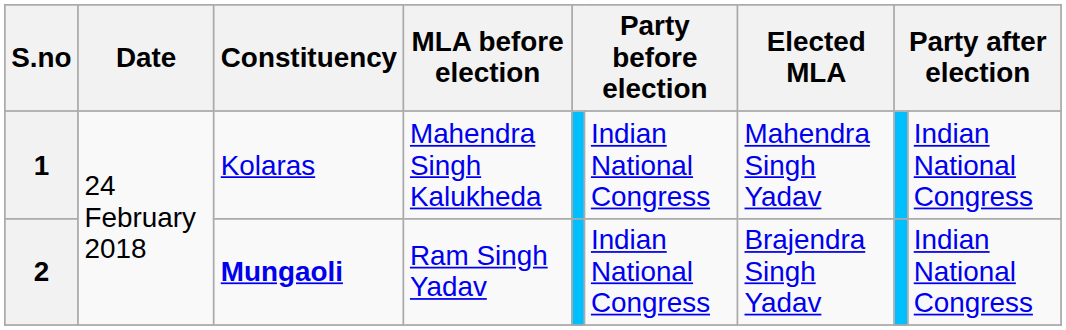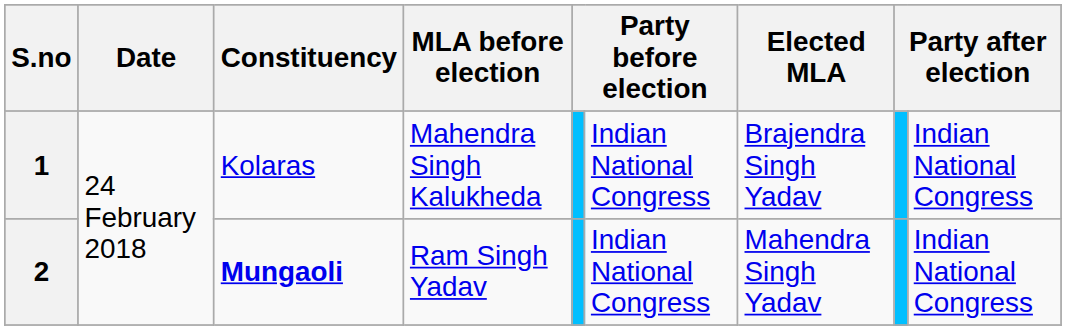(807, 164) Mahendra Singh Yadav -> (805, 164) Brajendra Singh Yadav
(805, 271) Brajendra Singh Yadav -> (807, 271) Mahendra Singh Yadav
